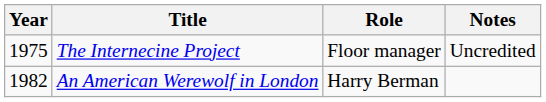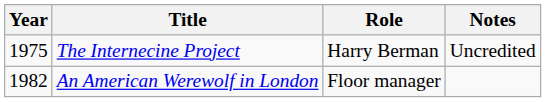(384, 50) Floor manager -> (383, 50) Harry Berman
(383, 81) Harry Berman -> (384, 81) Floor manager
